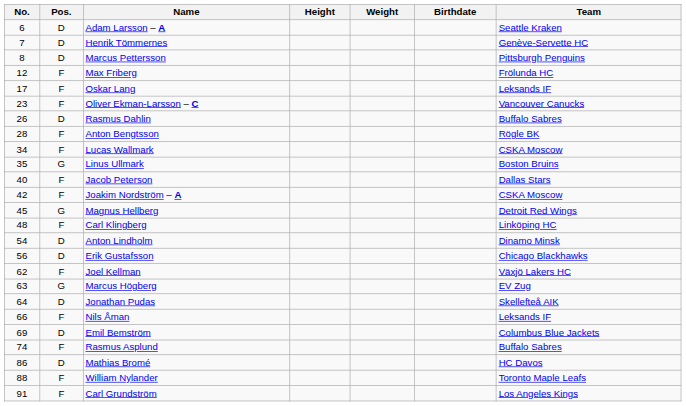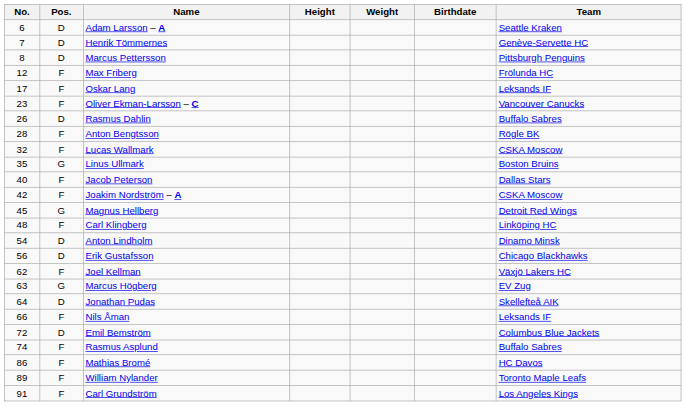(22, 150) 34 -> (22, 150) 32
(22, 332) 69 -> (22, 332) 72
(61, 363) D -> (61, 363) F
(22, 378) 88 -> (22, 378) 89
